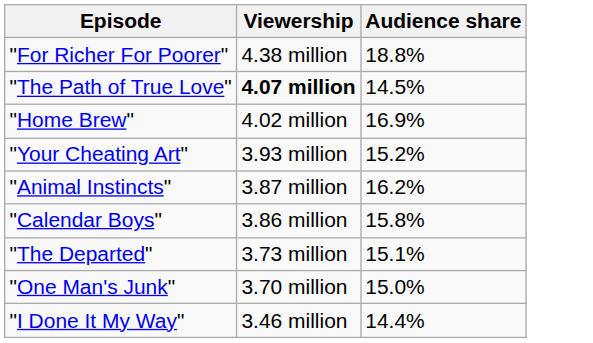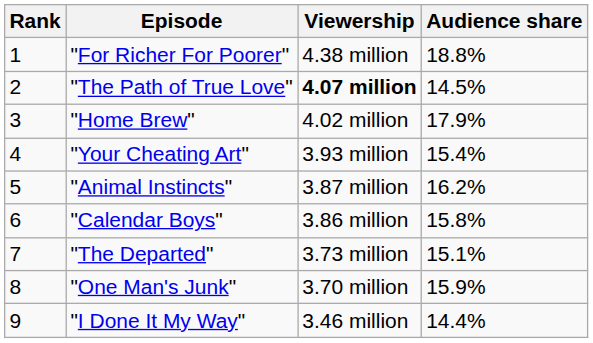+ column: (35, 21)
(395, 120) 16.9% -> (456, 120) 17.9%
(395, 154) 15.2% -> (456, 154) 15.4%
(395, 287) 15.0% -> (456, 287) 15.9%
